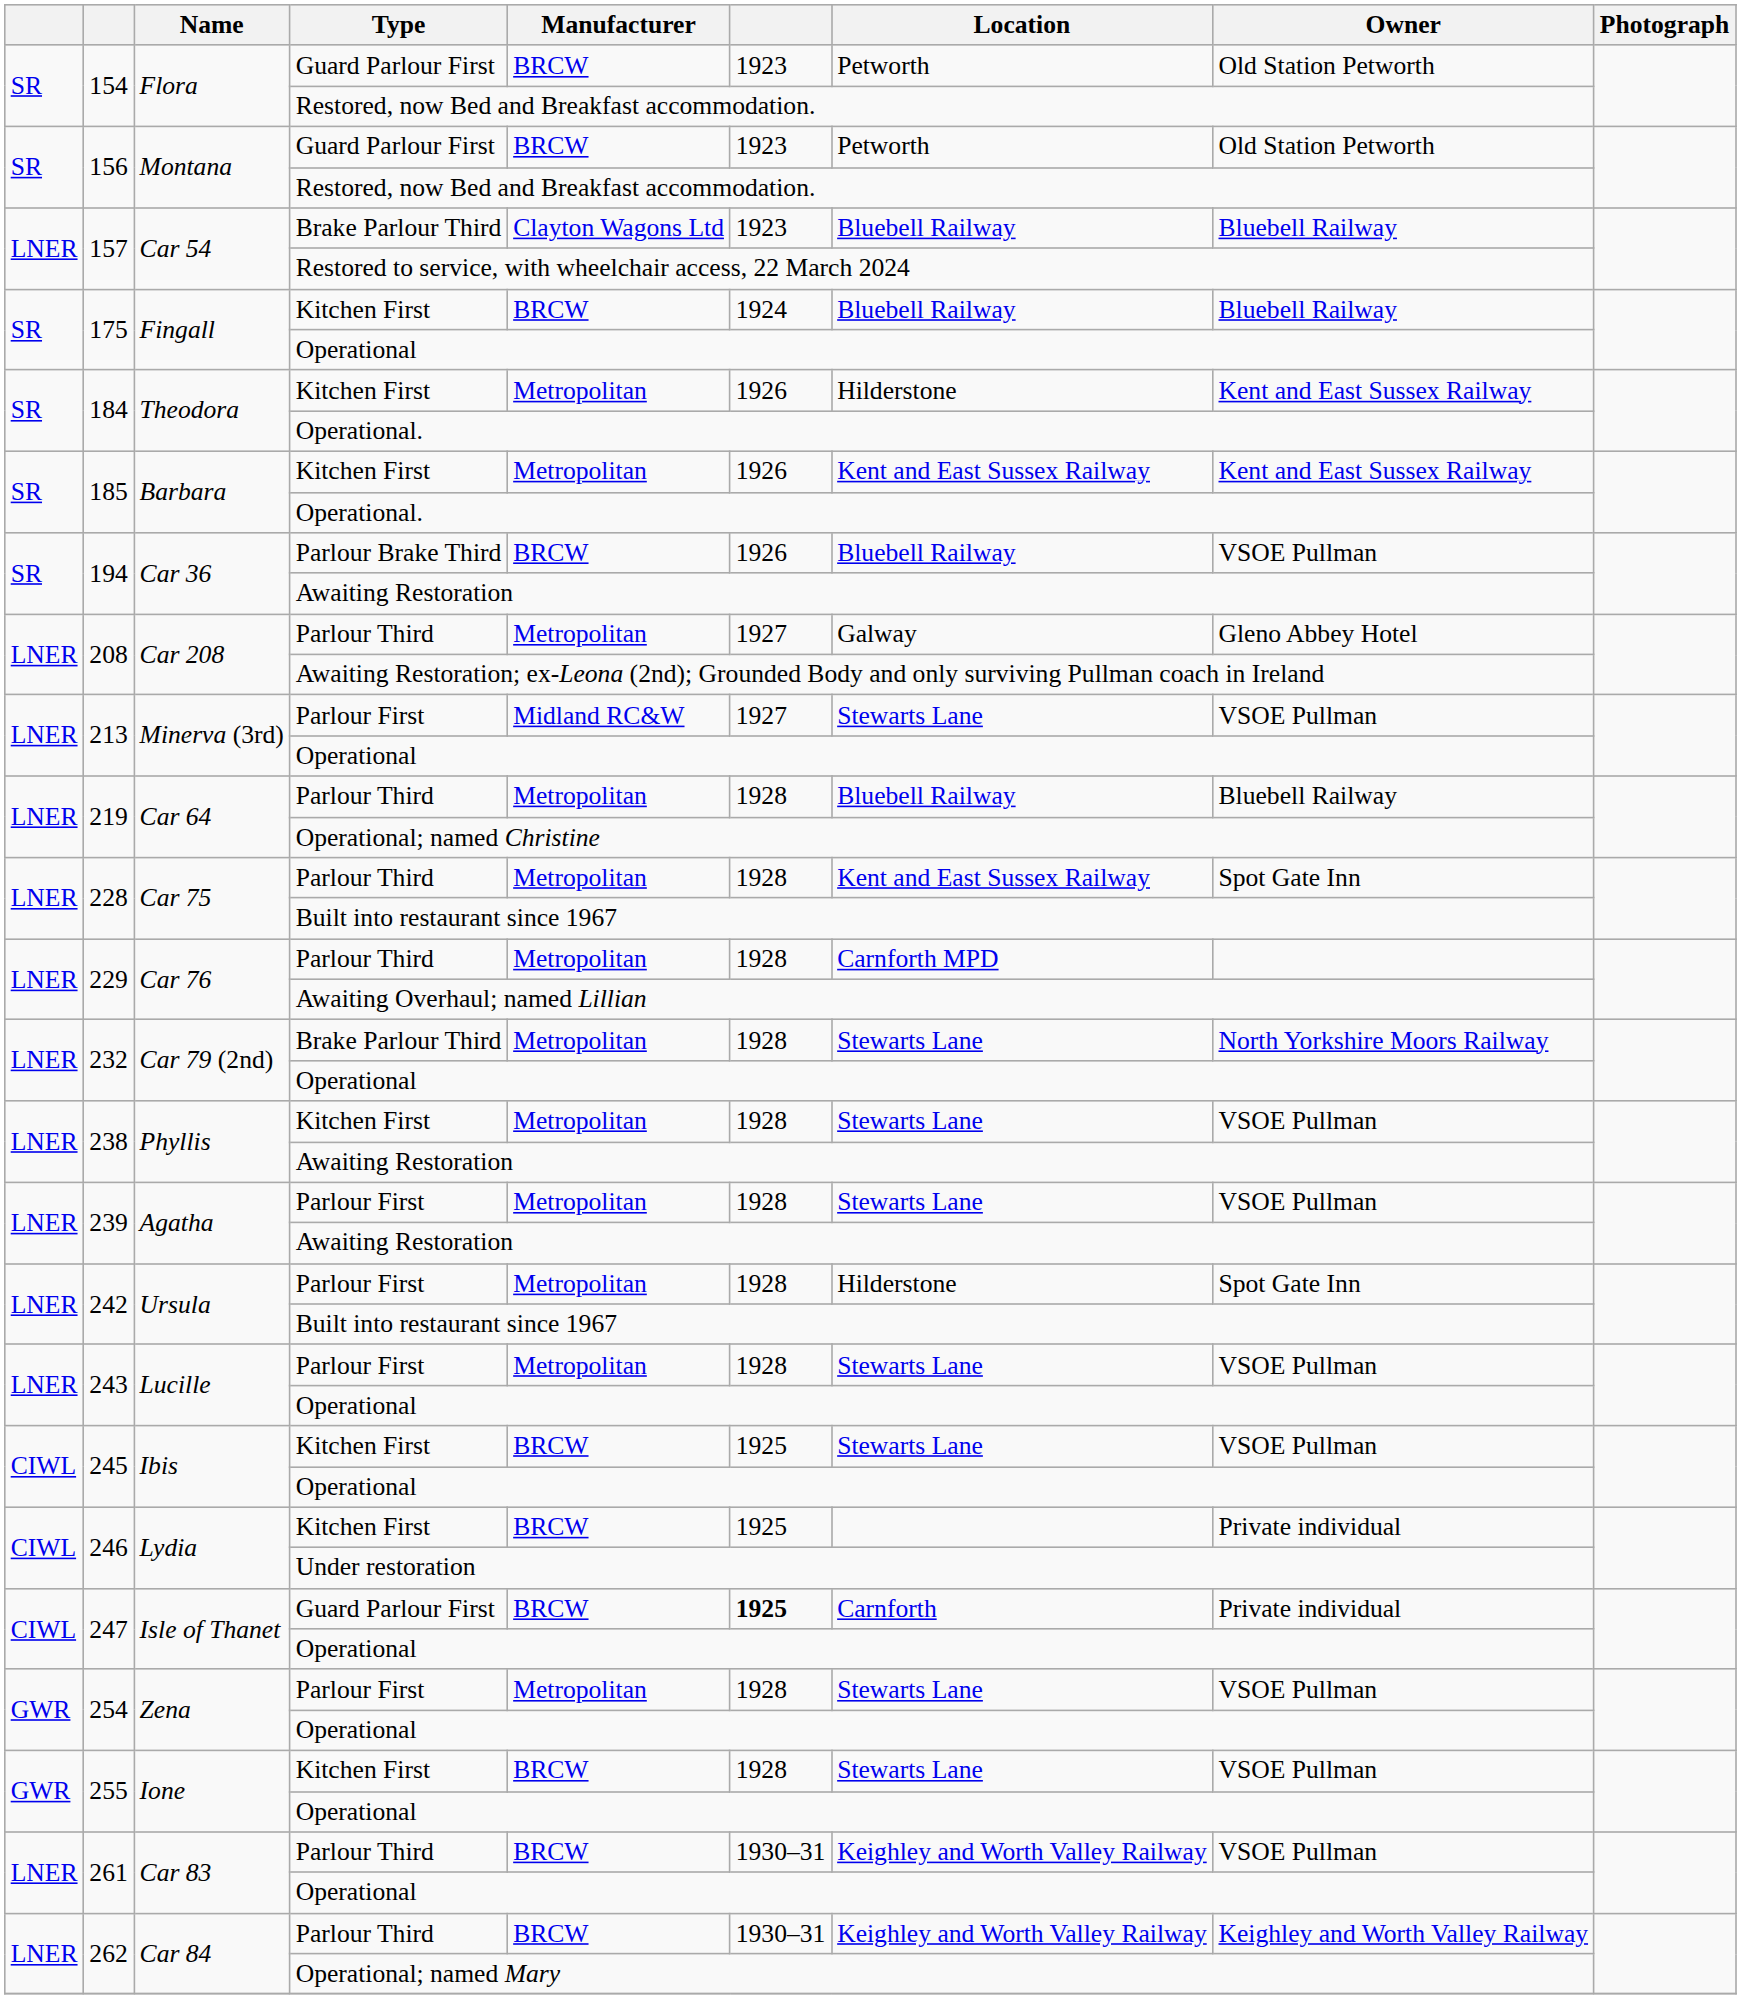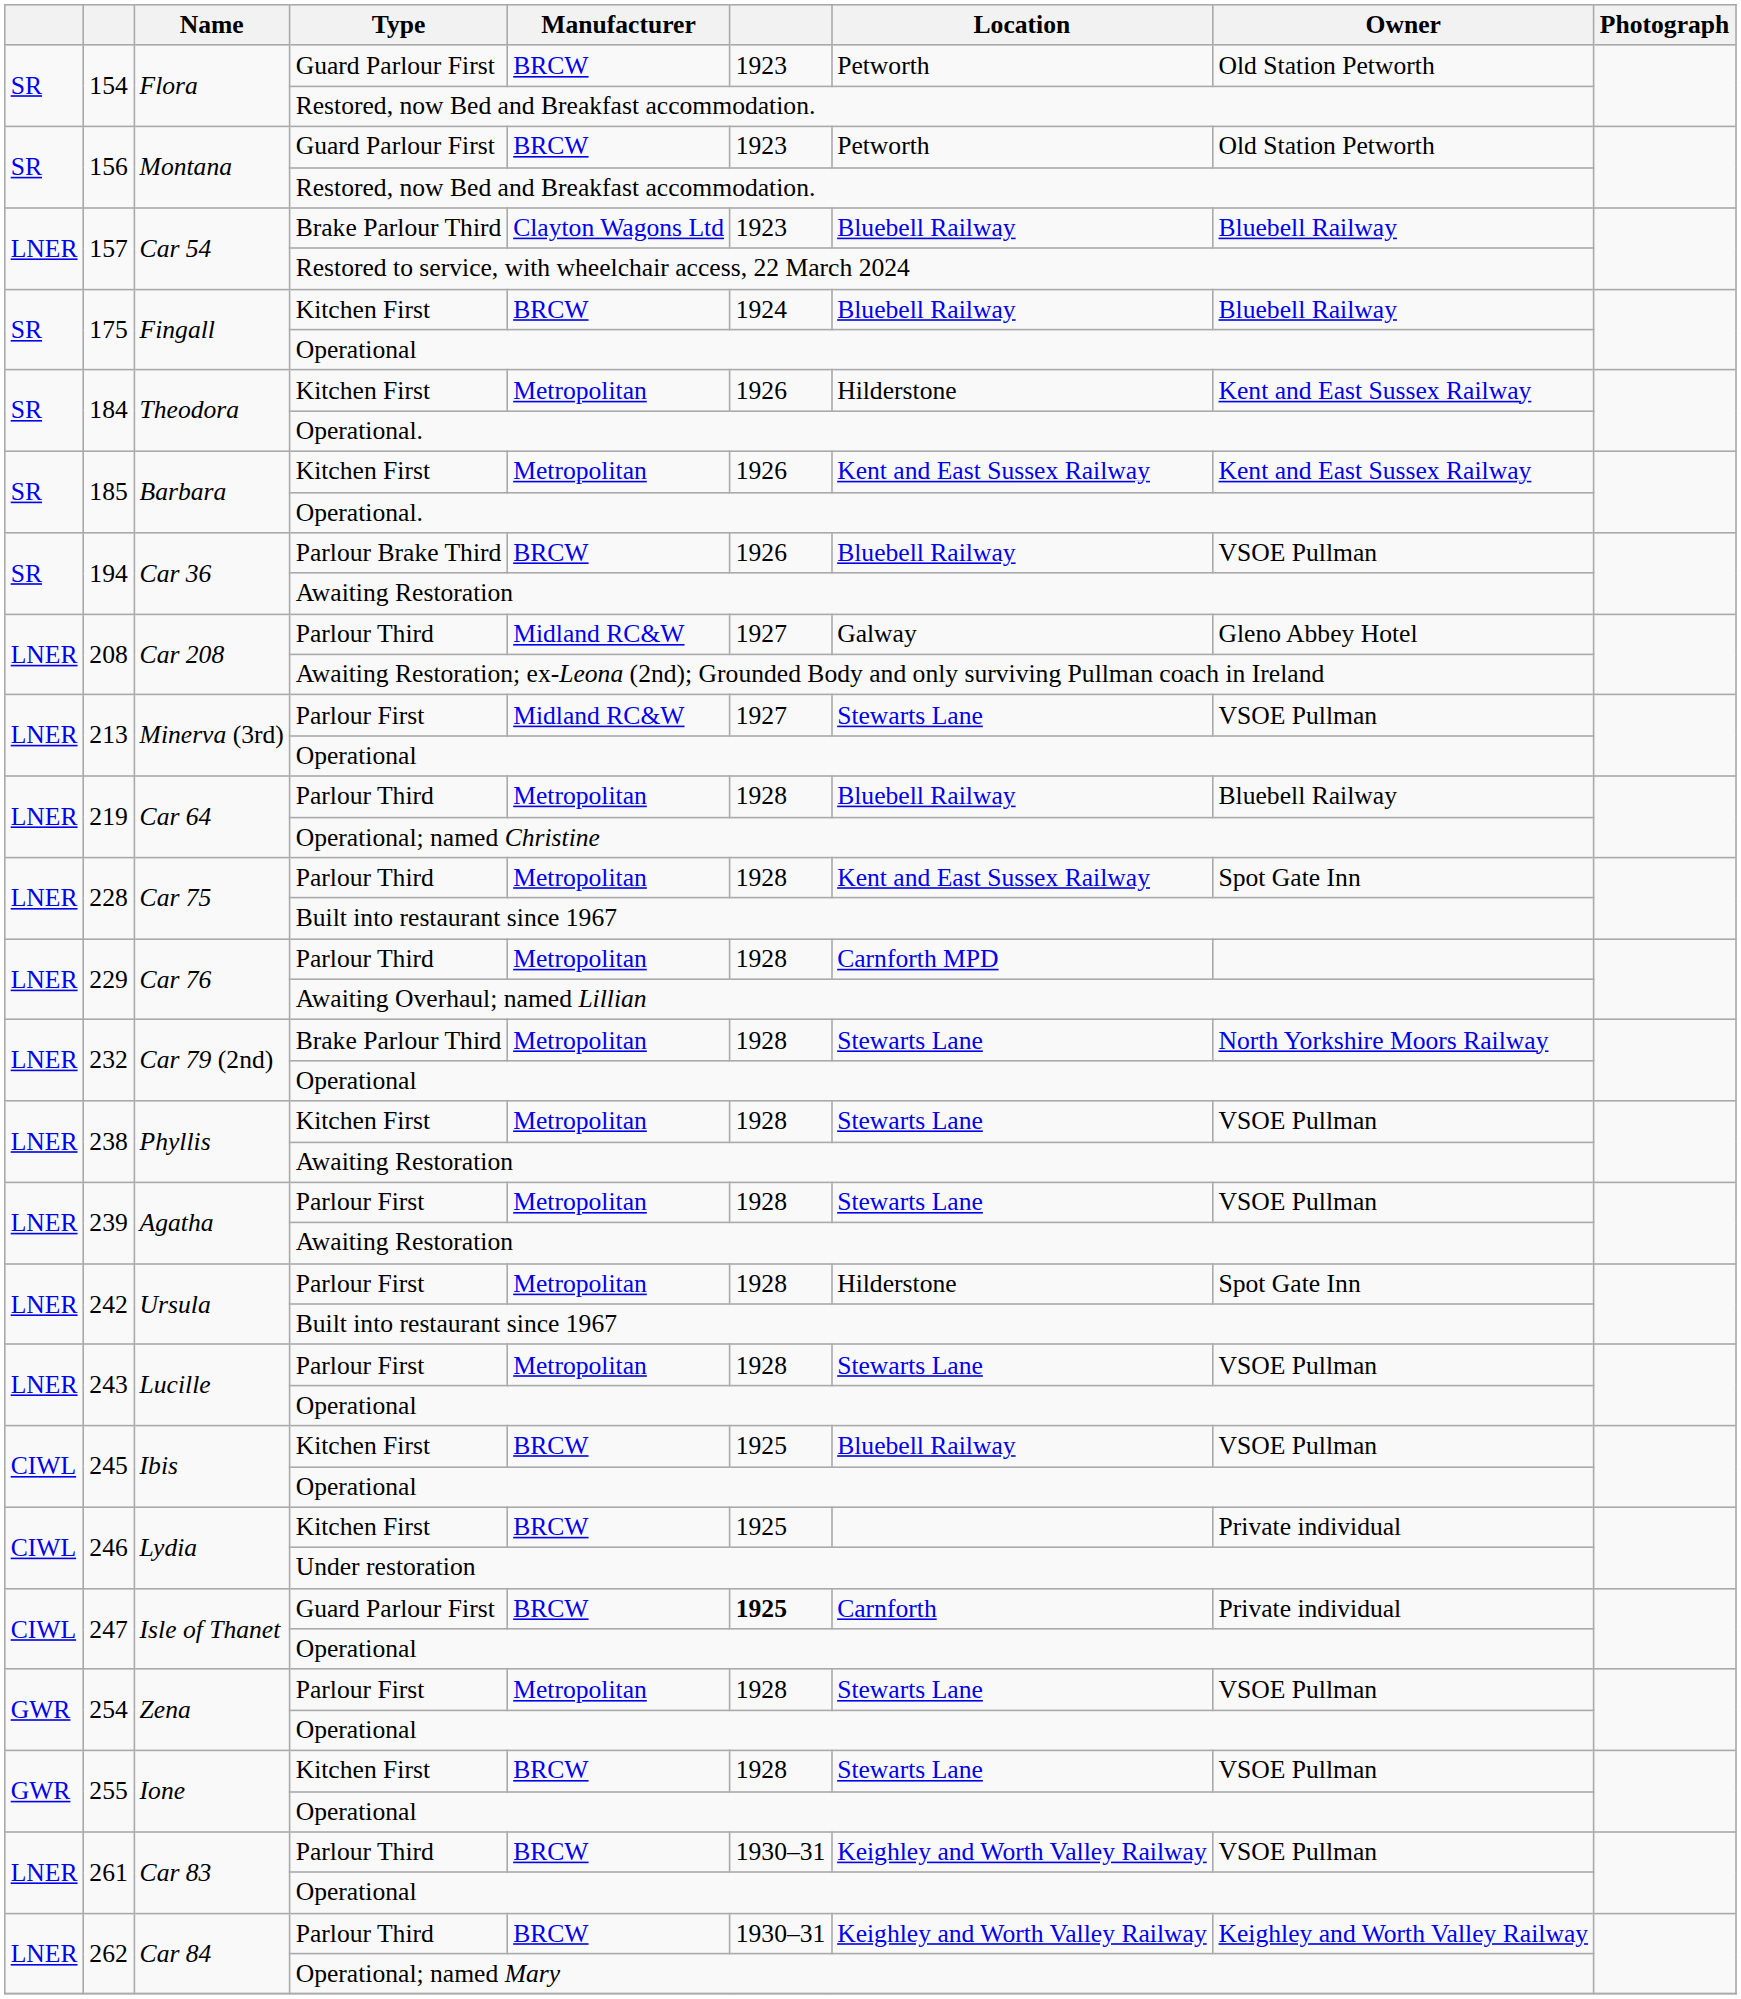(580, 633) Metropolitan -> (599, 633) Midland RC&W
(910, 1445) Stewarts Lane -> (926, 1445) Bluebell Railway
